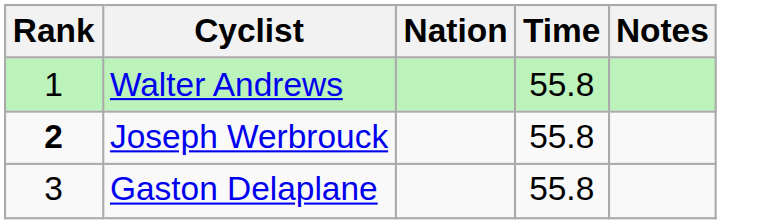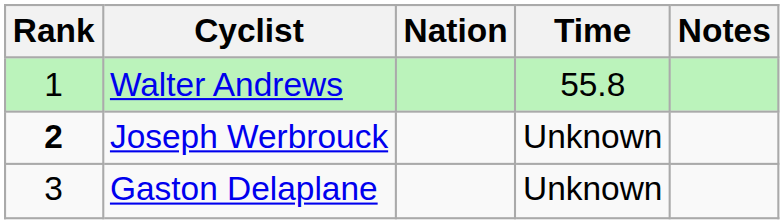(562, 137) 55.8 -> (593, 137) Unknown
(562, 190) 55.8 -> (593, 190) Unknown
